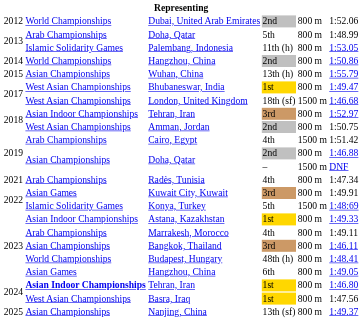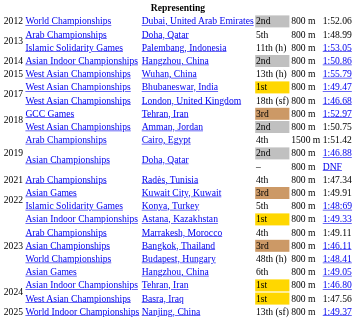(68, 61) World Championships -> (82, 61) Asian Indoor Championships
(68, 74) Asian Championships -> (78, 74) West Asian Championships
(312, 100) 1500 m -> (303, 100) 800 m
(82, 114) Asian Indoor Championships -> (50, 114) GCC Games
(312, 166) 1500 m -> (303, 166) 800 m
(312, 206) 1500 m -> (303, 206) 800 m
(86, 285) bold -> (82, 285) normal
(68, 312) Asian Championships -> (82, 312) World Indoor Championships
